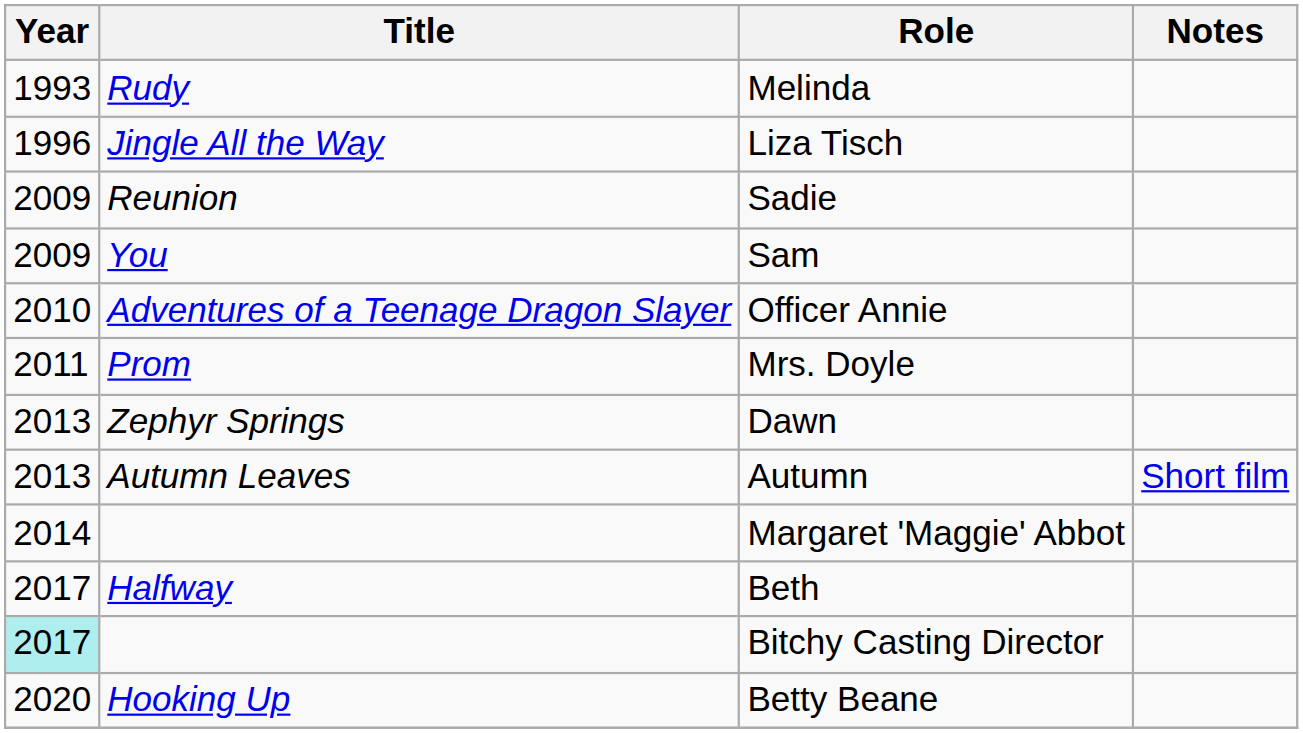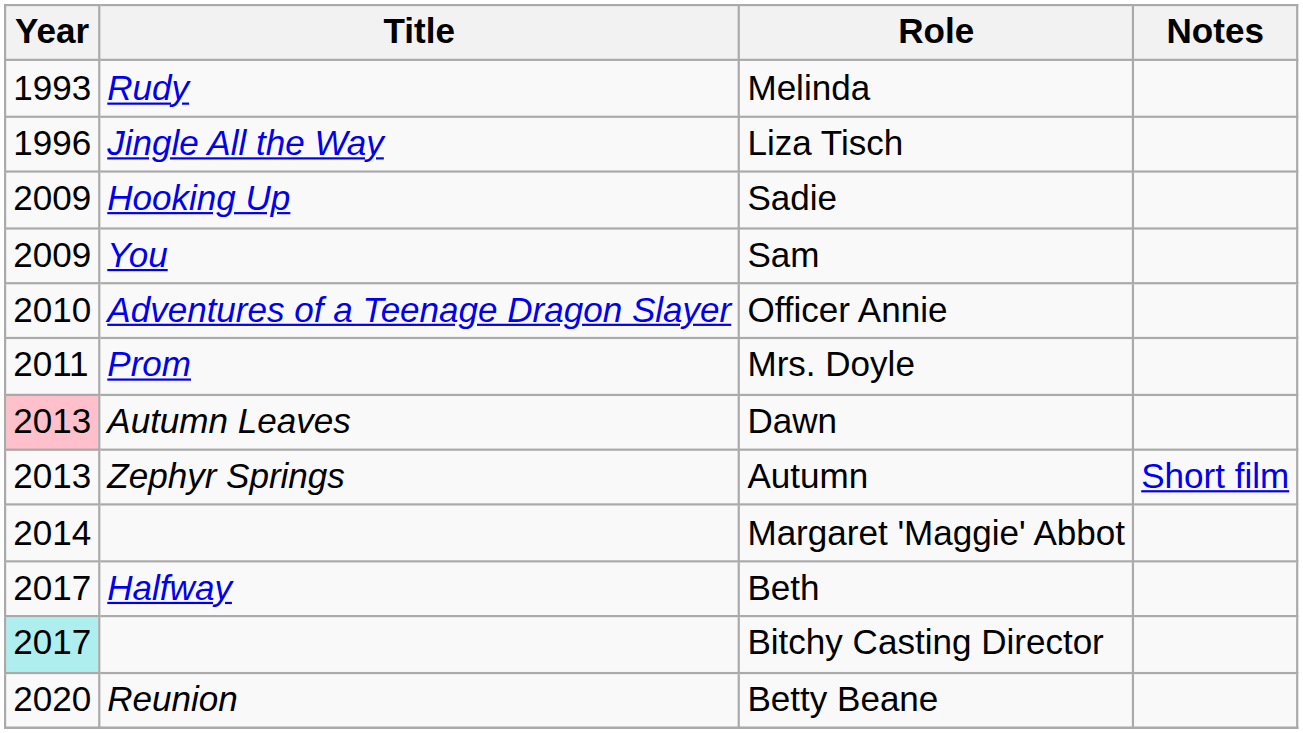(173, 198) Reunion -> (199, 198) Hooking Up
(52, 421) no background -> (52, 421) pink background
(226, 421) Zephyr Springs -> (229, 421) Autumn Leaves
(229, 476) Autumn Leaves -> (226, 476) Zephyr Springs
(199, 699) Hooking Up -> (173, 699) Reunion
